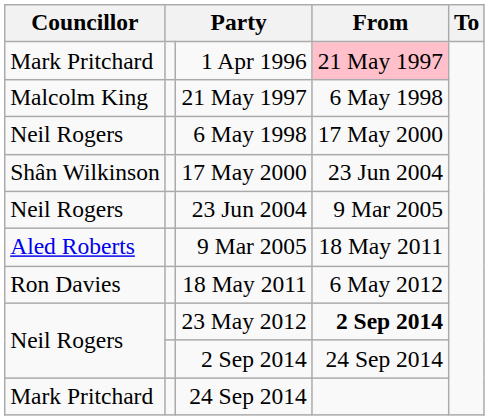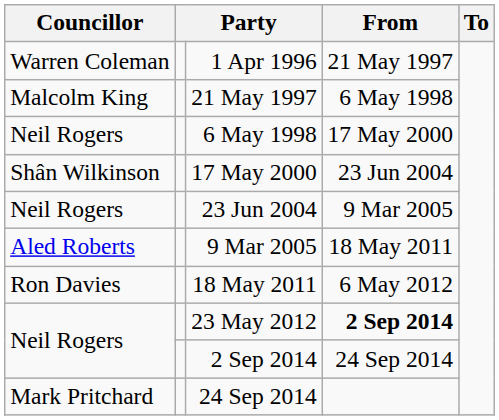(82, 60) Mark Pritchard -> (90, 60) Warren Coleman
(380, 60) pink background -> (390, 60) no background
